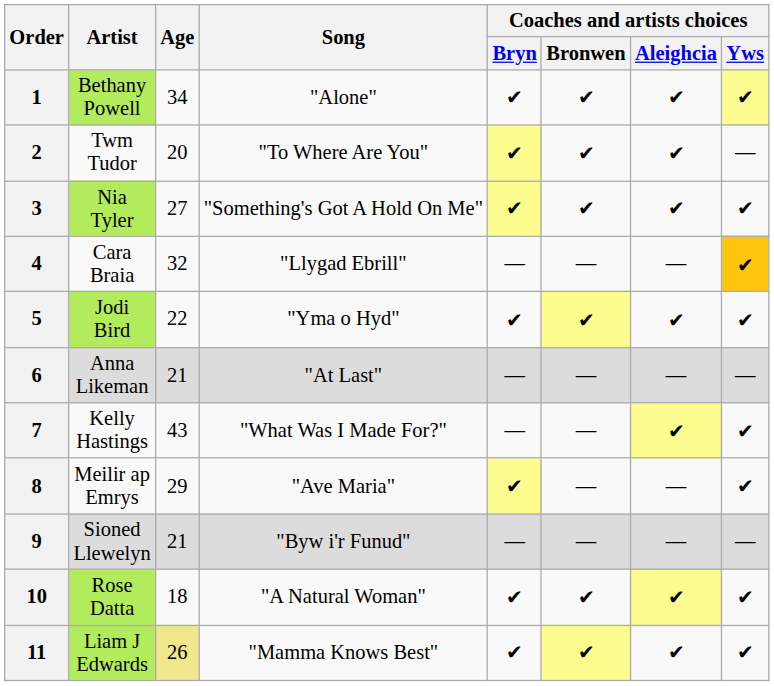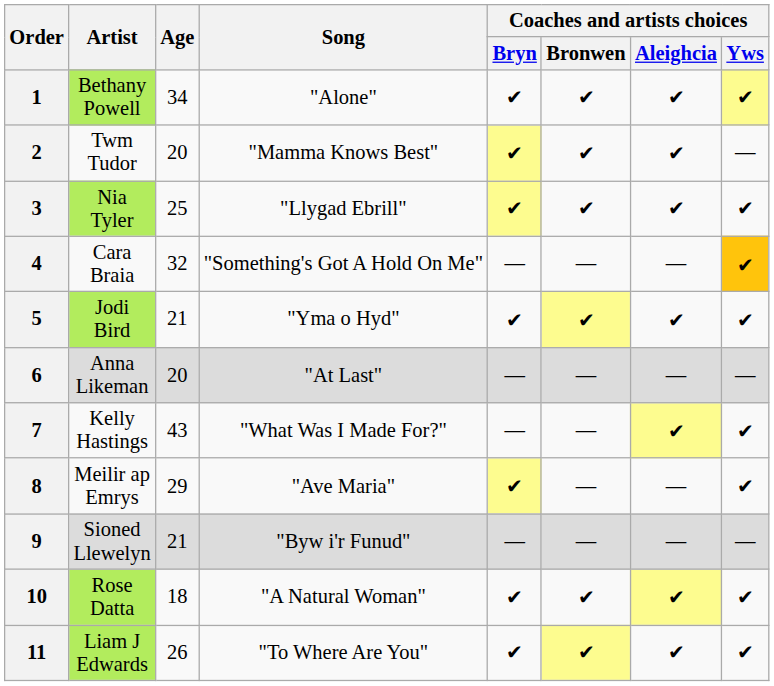(343, 152) "To Where Are You" -> (343, 152) "Mamma Knows Best"
(177, 208) 27 -> (177, 208) 25
(343, 208) "Something's Got A Hold On Me" -> (343, 208) "Llygad Ebrill"
(343, 263) "Llygad Ebrill" -> (343, 263) "Something's Got A Hold On Me"
(177, 319) 22 -> (177, 319) 21
(177, 374) 21 -> (177, 374) 20
(177, 652) khaki background -> (177, 652) no background
(343, 652) "Mamma Knows Best" -> (343, 652) "To Where Are You"
